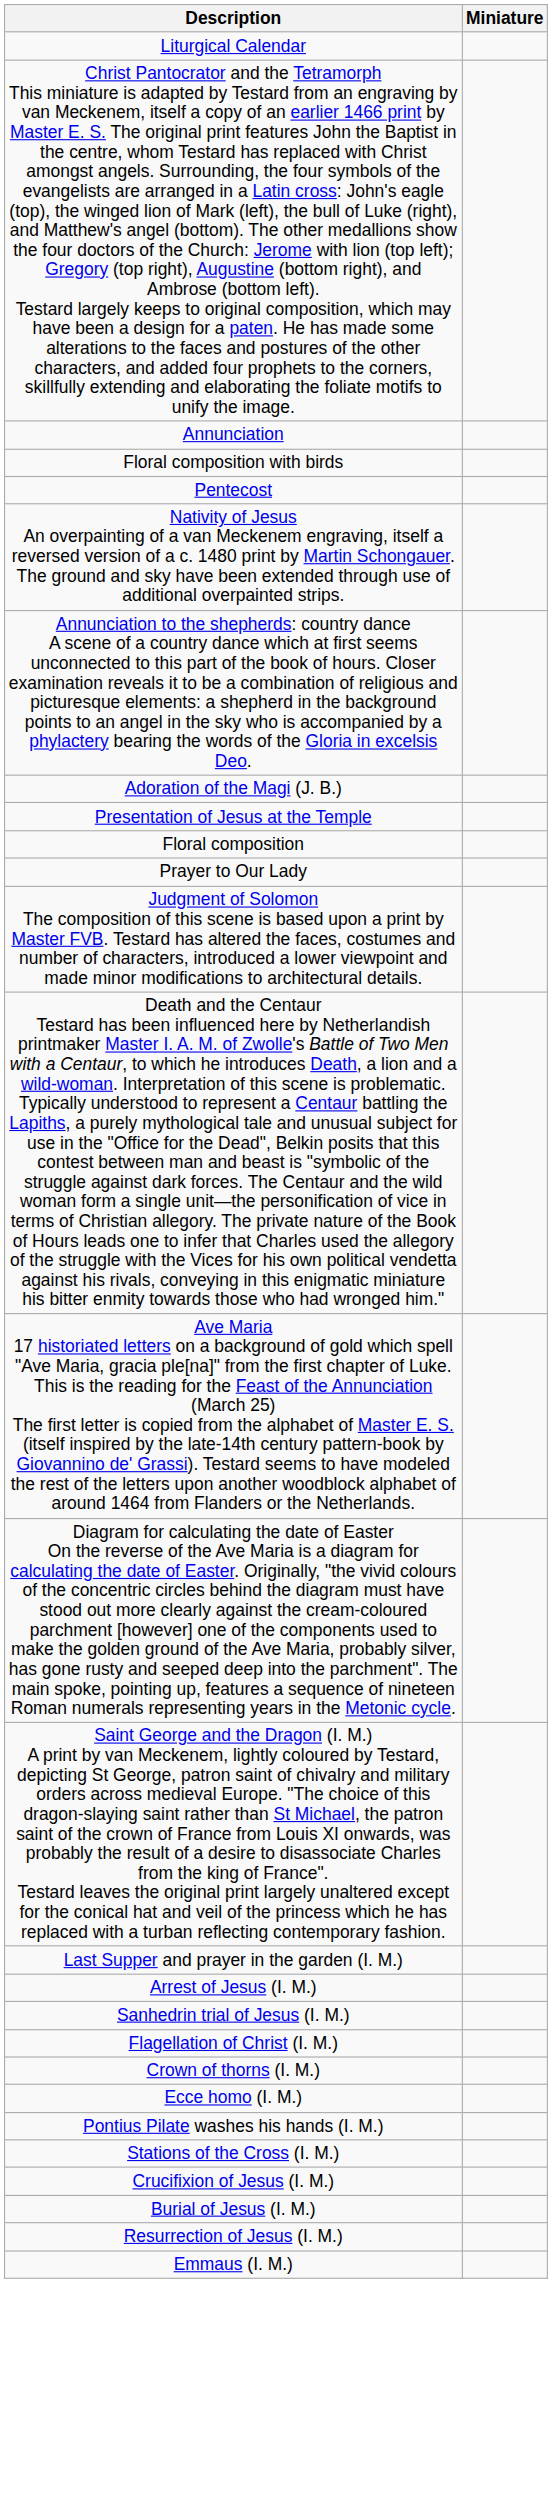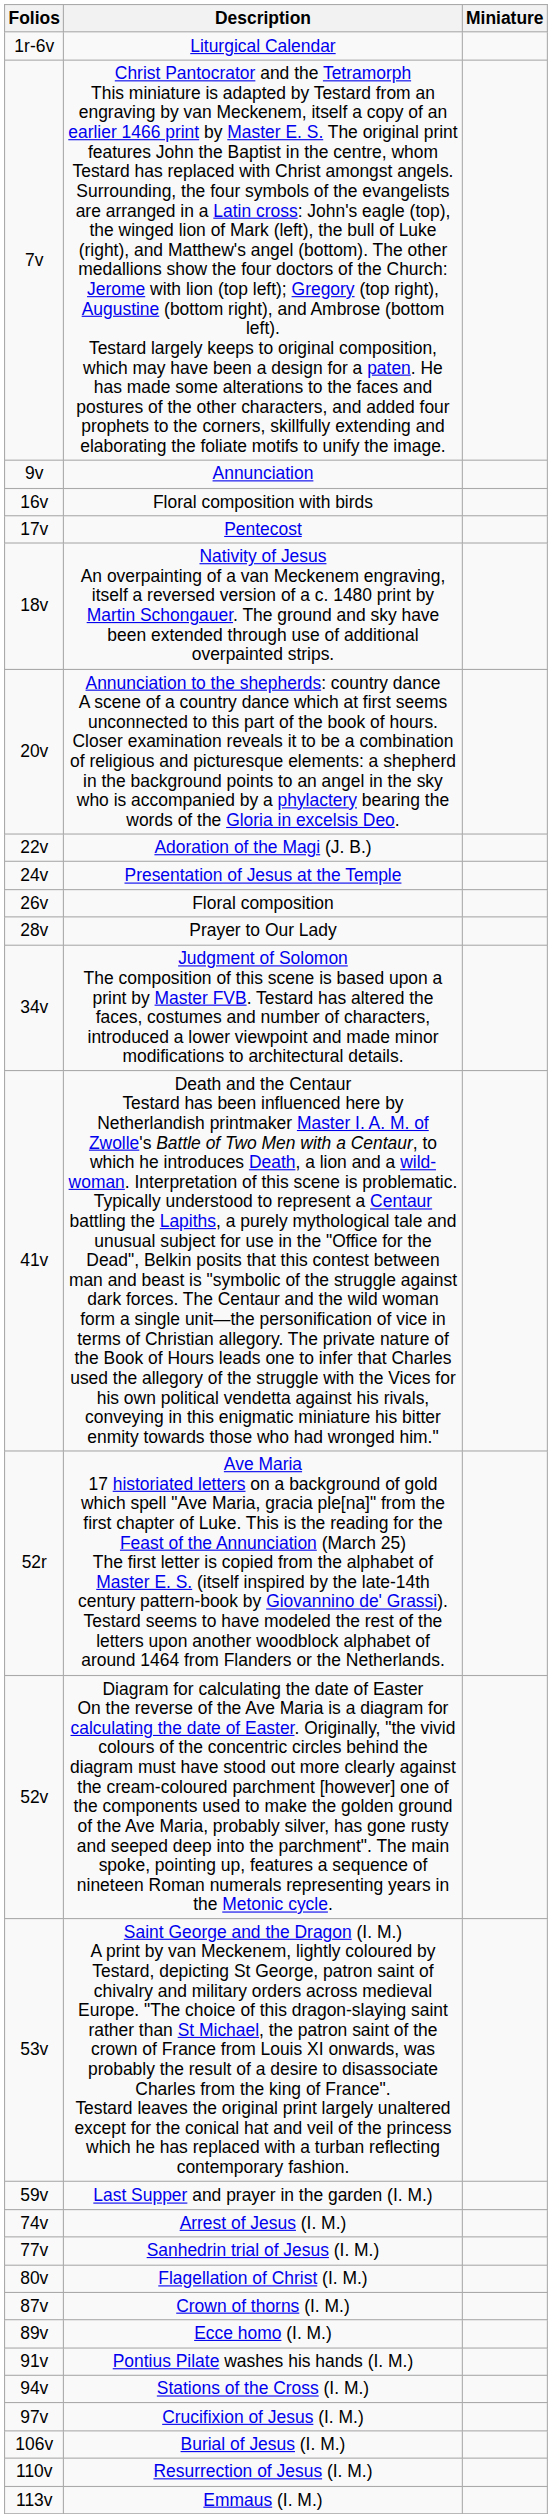+ column: (34, 18)
